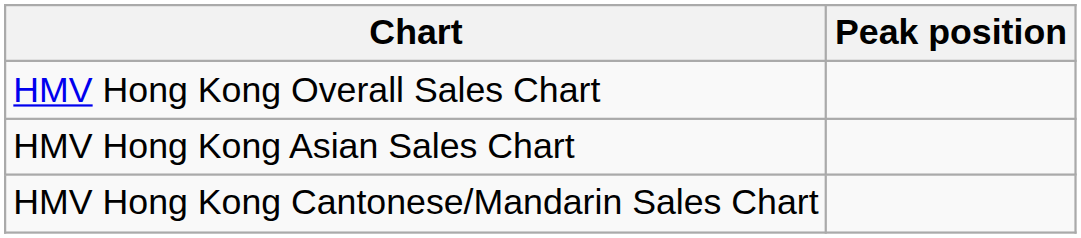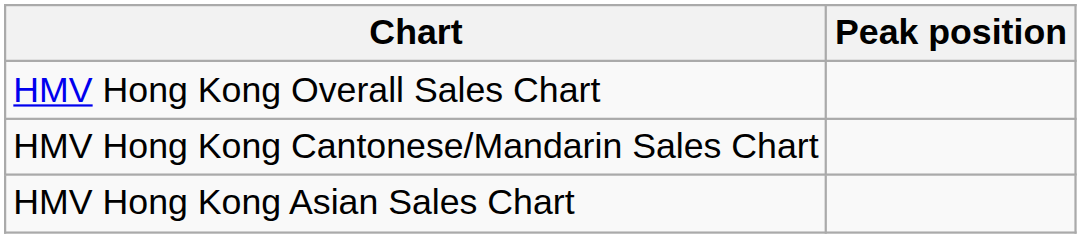rows swapped: (294, 145) <-> (416, 202)
